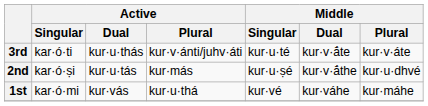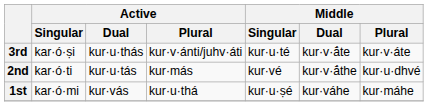(53, 52) kar·ó·ti -> (55, 52) kar·ó·ṣi
(55, 71) kar·ó·ṣi -> (53, 71) kar·ó·ti
(270, 71) kur·u·ṣé -> (265, 71) kur·vé
(265, 91) kur·vé -> (270, 91) kur·u·ṣé
